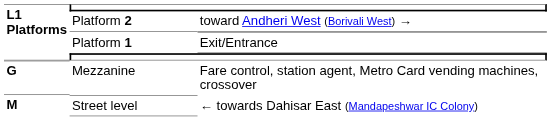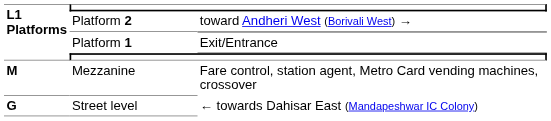(12, 71) G -> (12, 70) M
(12, 104) M -> (12, 105) G
